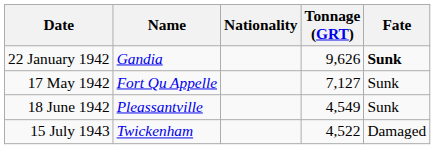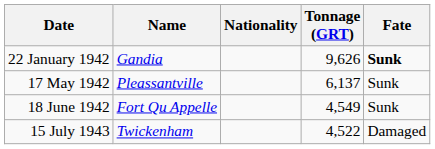(167, 82) Fort Qu Appelle -> (160, 82) Pleassantville
(343, 82) 7,127 -> (343, 82) 6,137
(160, 107) Pleassantville -> (167, 107) Fort Qu Appelle
